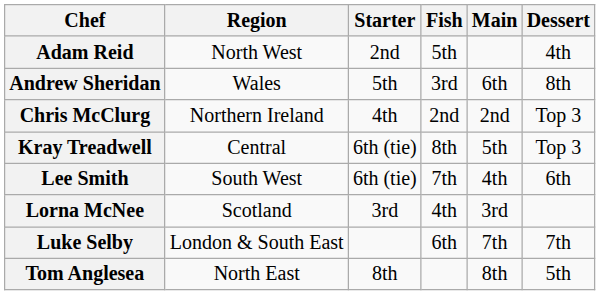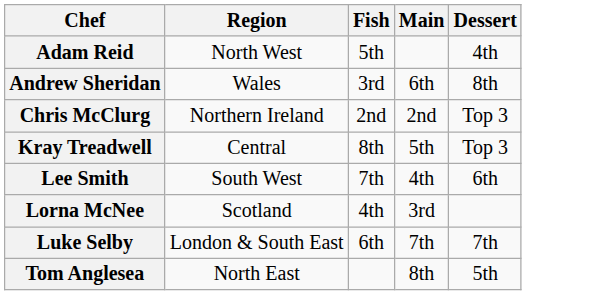- column: (385, 20)
